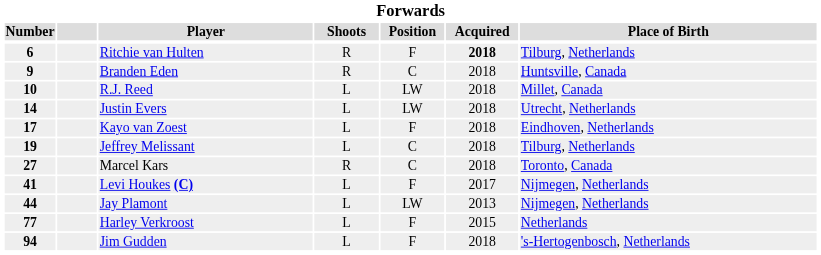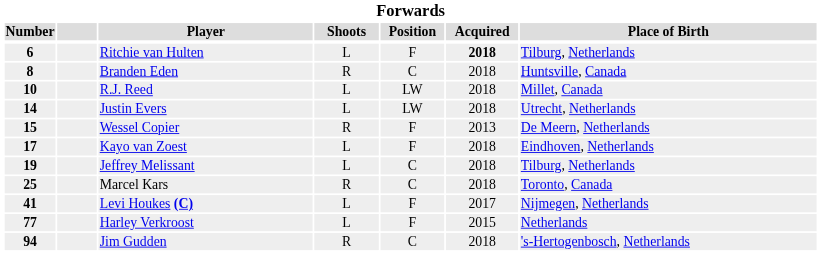(347, 52) R -> (347, 52) L
(30, 71) 9 -> (30, 71) 8
+ row: (139, 128)
(30, 165) 27 -> (30, 184) 25
- row: (134, 203)
(347, 241) L -> (347, 241) R
(412, 241) F -> (412, 241) C
